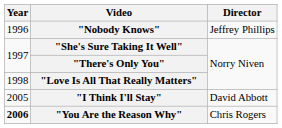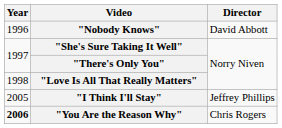(242, 30) Jeffrey Phillips -> (239, 30) David Abbott
(239, 98) David Abbott -> (242, 98) Jeffrey Phillips
